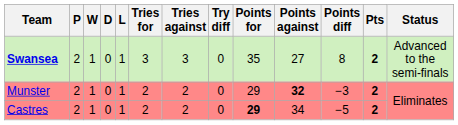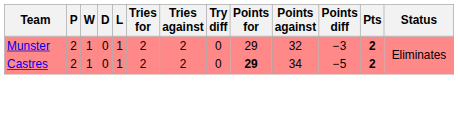- row: (32, 59)
(298, 91) bold -> (295, 45) normal
